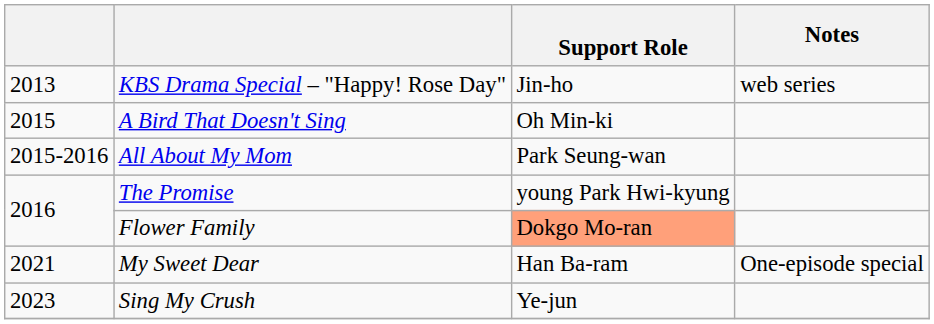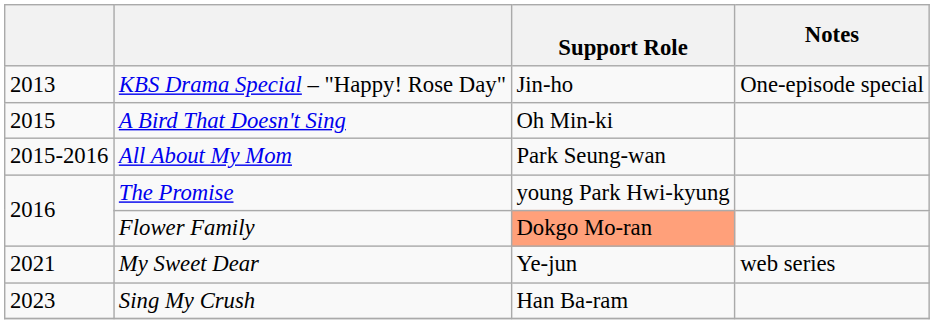(788, 84) web series -> (832, 84) One-episode special
(572, 264) Han Ba-ram -> (547, 264) Ye-jun
(832, 264) One-episode special -> (788, 264) web series
(547, 300) Ye-jun -> (572, 300) Han Ba-ram
